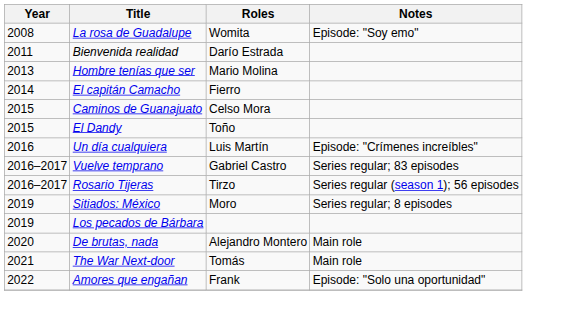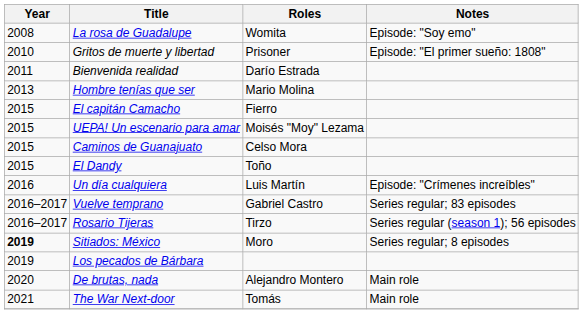+ row: (143, 52)
(20, 90) 2014 -> (20, 109) 2015
+ row: (156, 128)
(20, 204) normal -> (20, 242) bold
- row: (130, 280)
